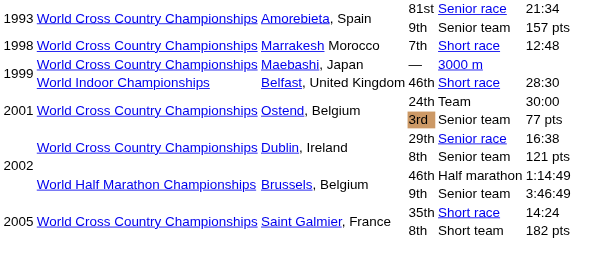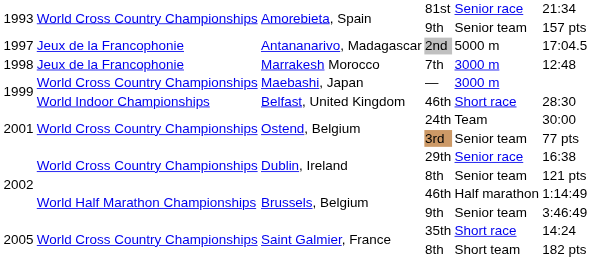+ row: (341, 46)
(147, 46) World Cross Country Championships -> (110, 64) Jeux de la Francophonie
(469, 46) Short race -> (477, 64) 3000 m
